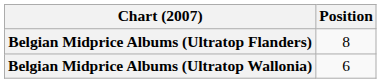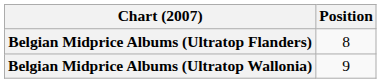(346, 66) 6 -> (346, 66) 9
